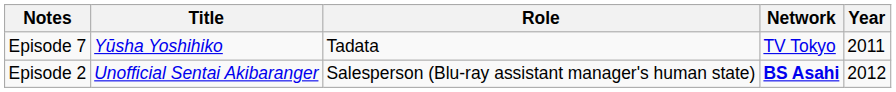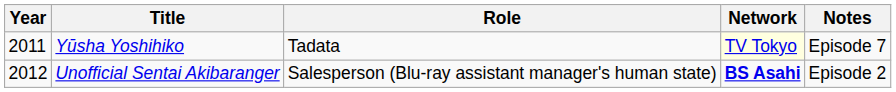columns swapped: (867, 18) <-> (47, 18)
(800, 45) no background -> (761, 45) lightyellow background
